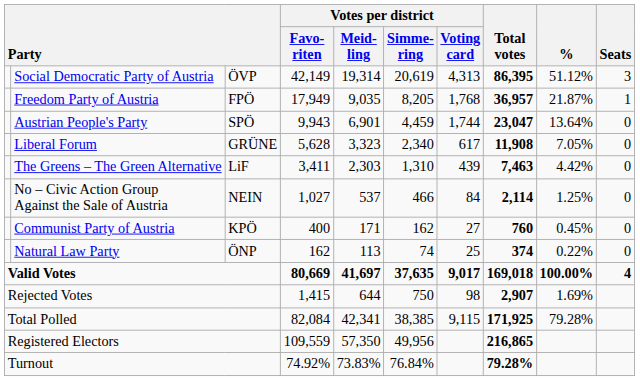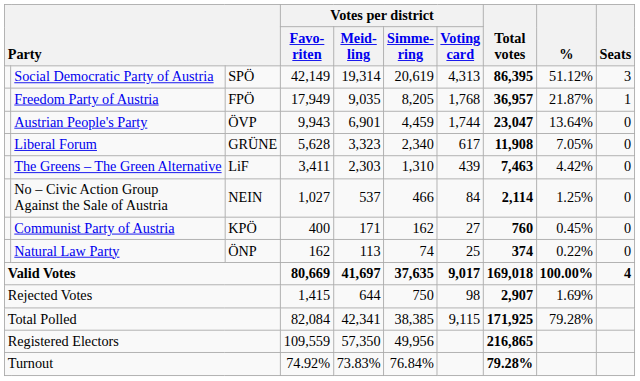(242, 76) ÖVP -> (241, 76) SPÖ
(241, 122) SPÖ -> (242, 122) ÖVP
